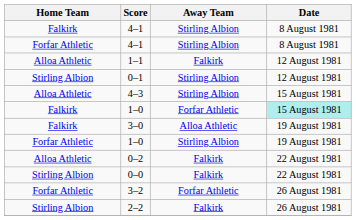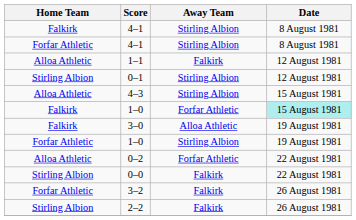(208, 158) Falkirk -> (208, 158) Forfar Athletic
(208, 191) Forfar Athletic -> (208, 191) Falkirk
